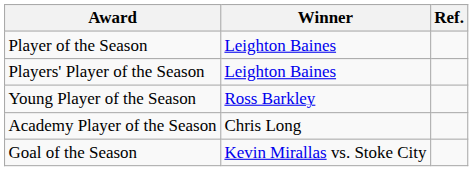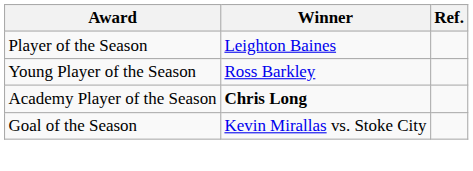- row: (107, 71)
(263, 125) normal -> (266, 98) bold
